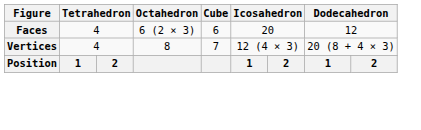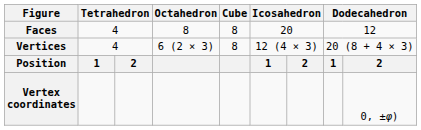(167, 30) 6 (2 × 3) -> (186, 30) 8
(216, 30) 6 -> (235, 30) 8
(167, 47) 8 -> (186, 47) 6 (2 × 3)
(216, 47) 7 -> (235, 47) 8
+ row: (41, 99)
